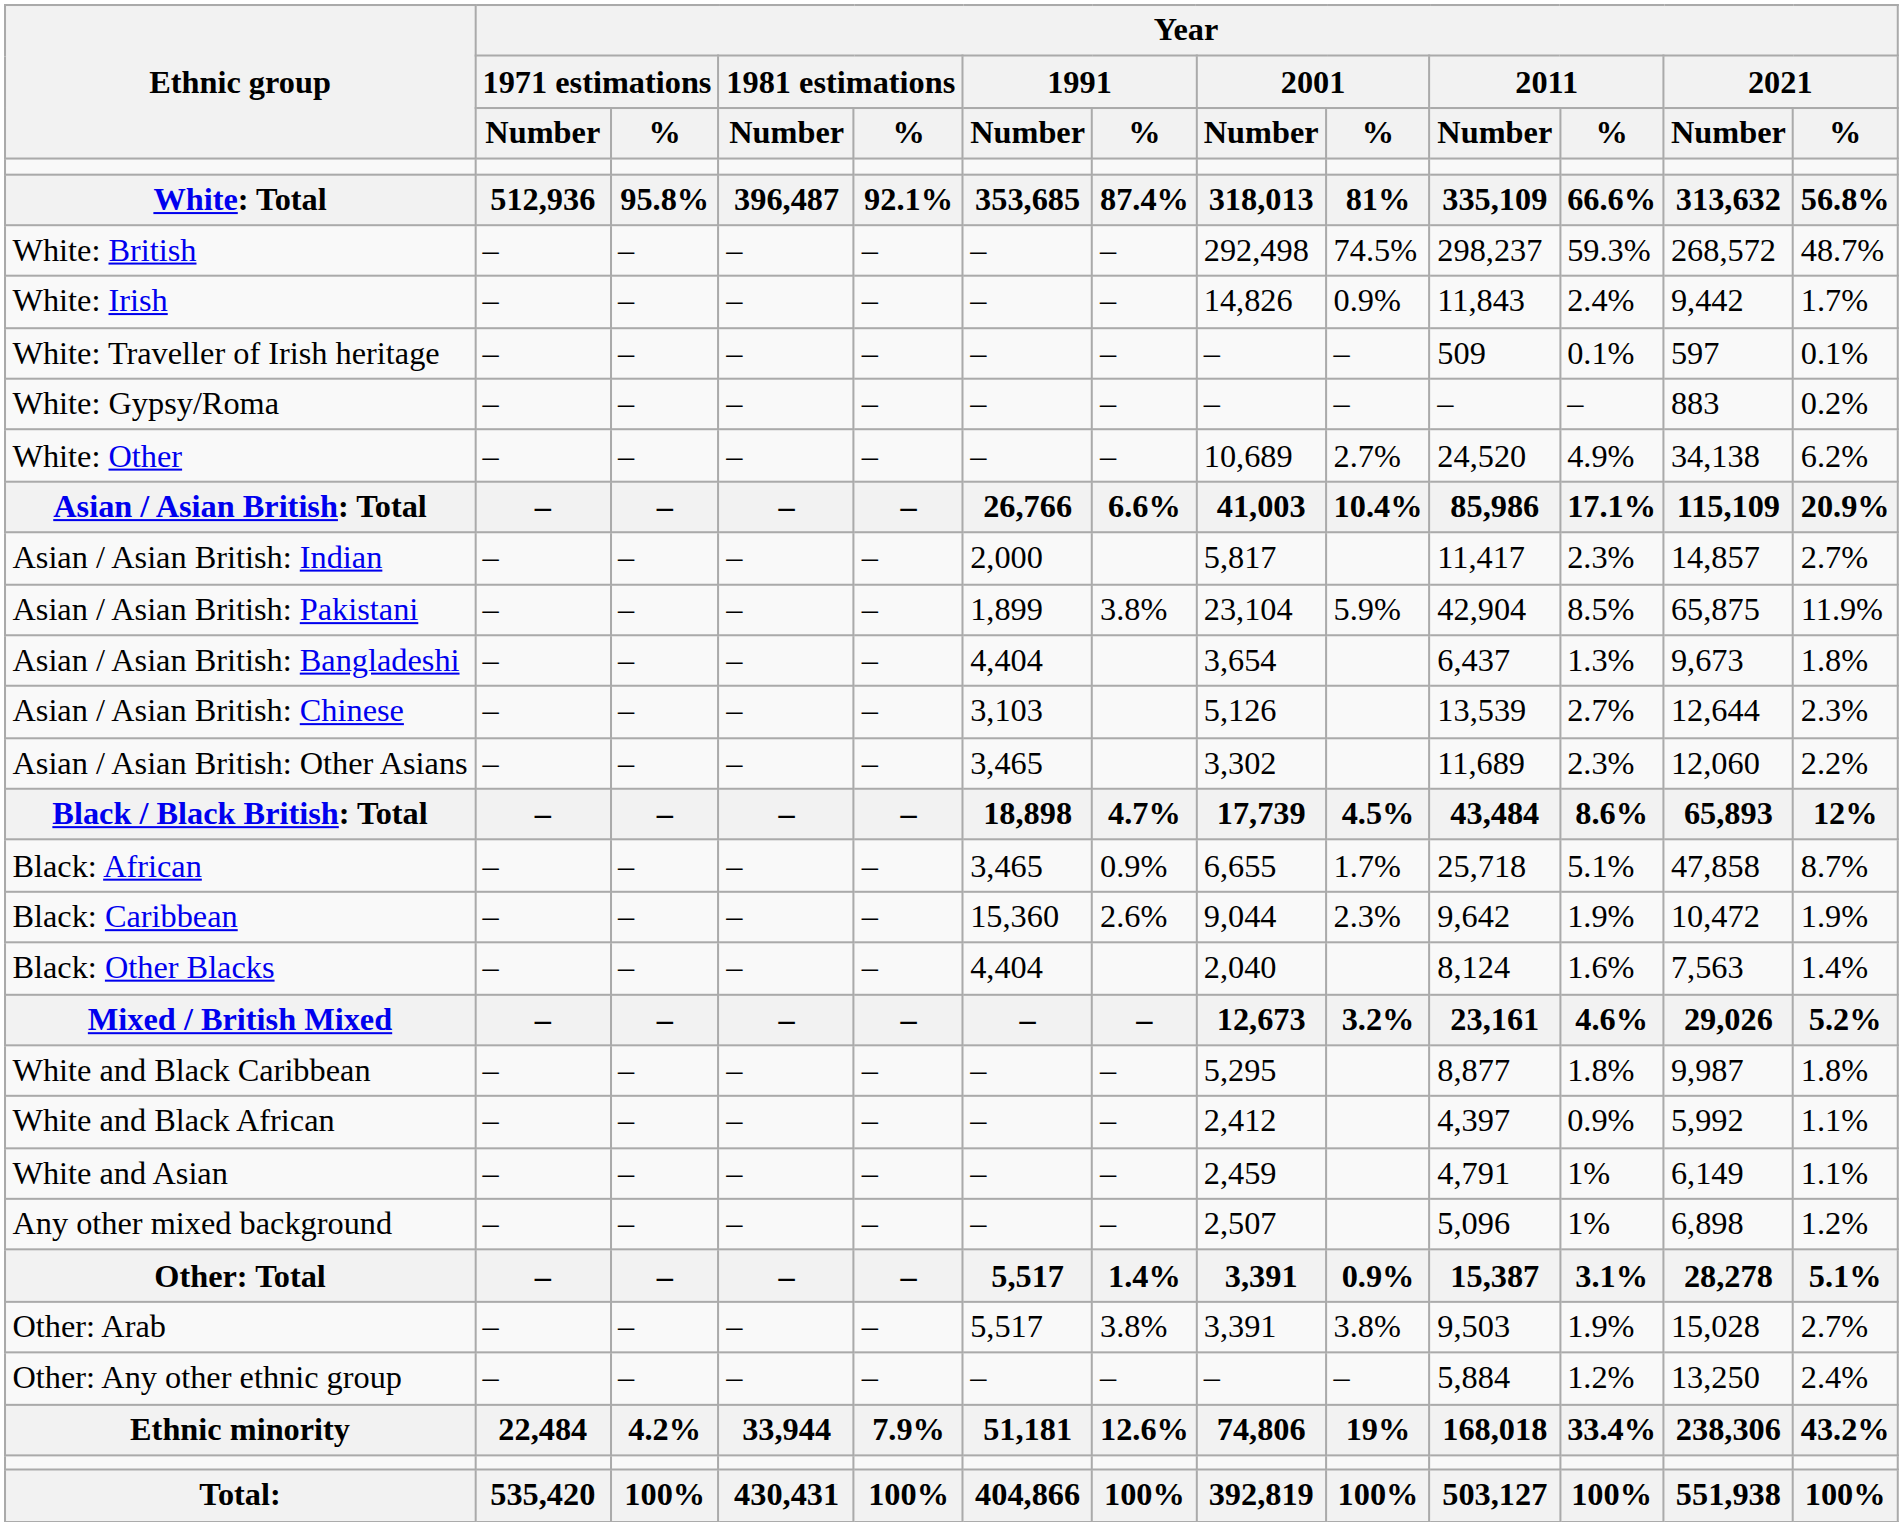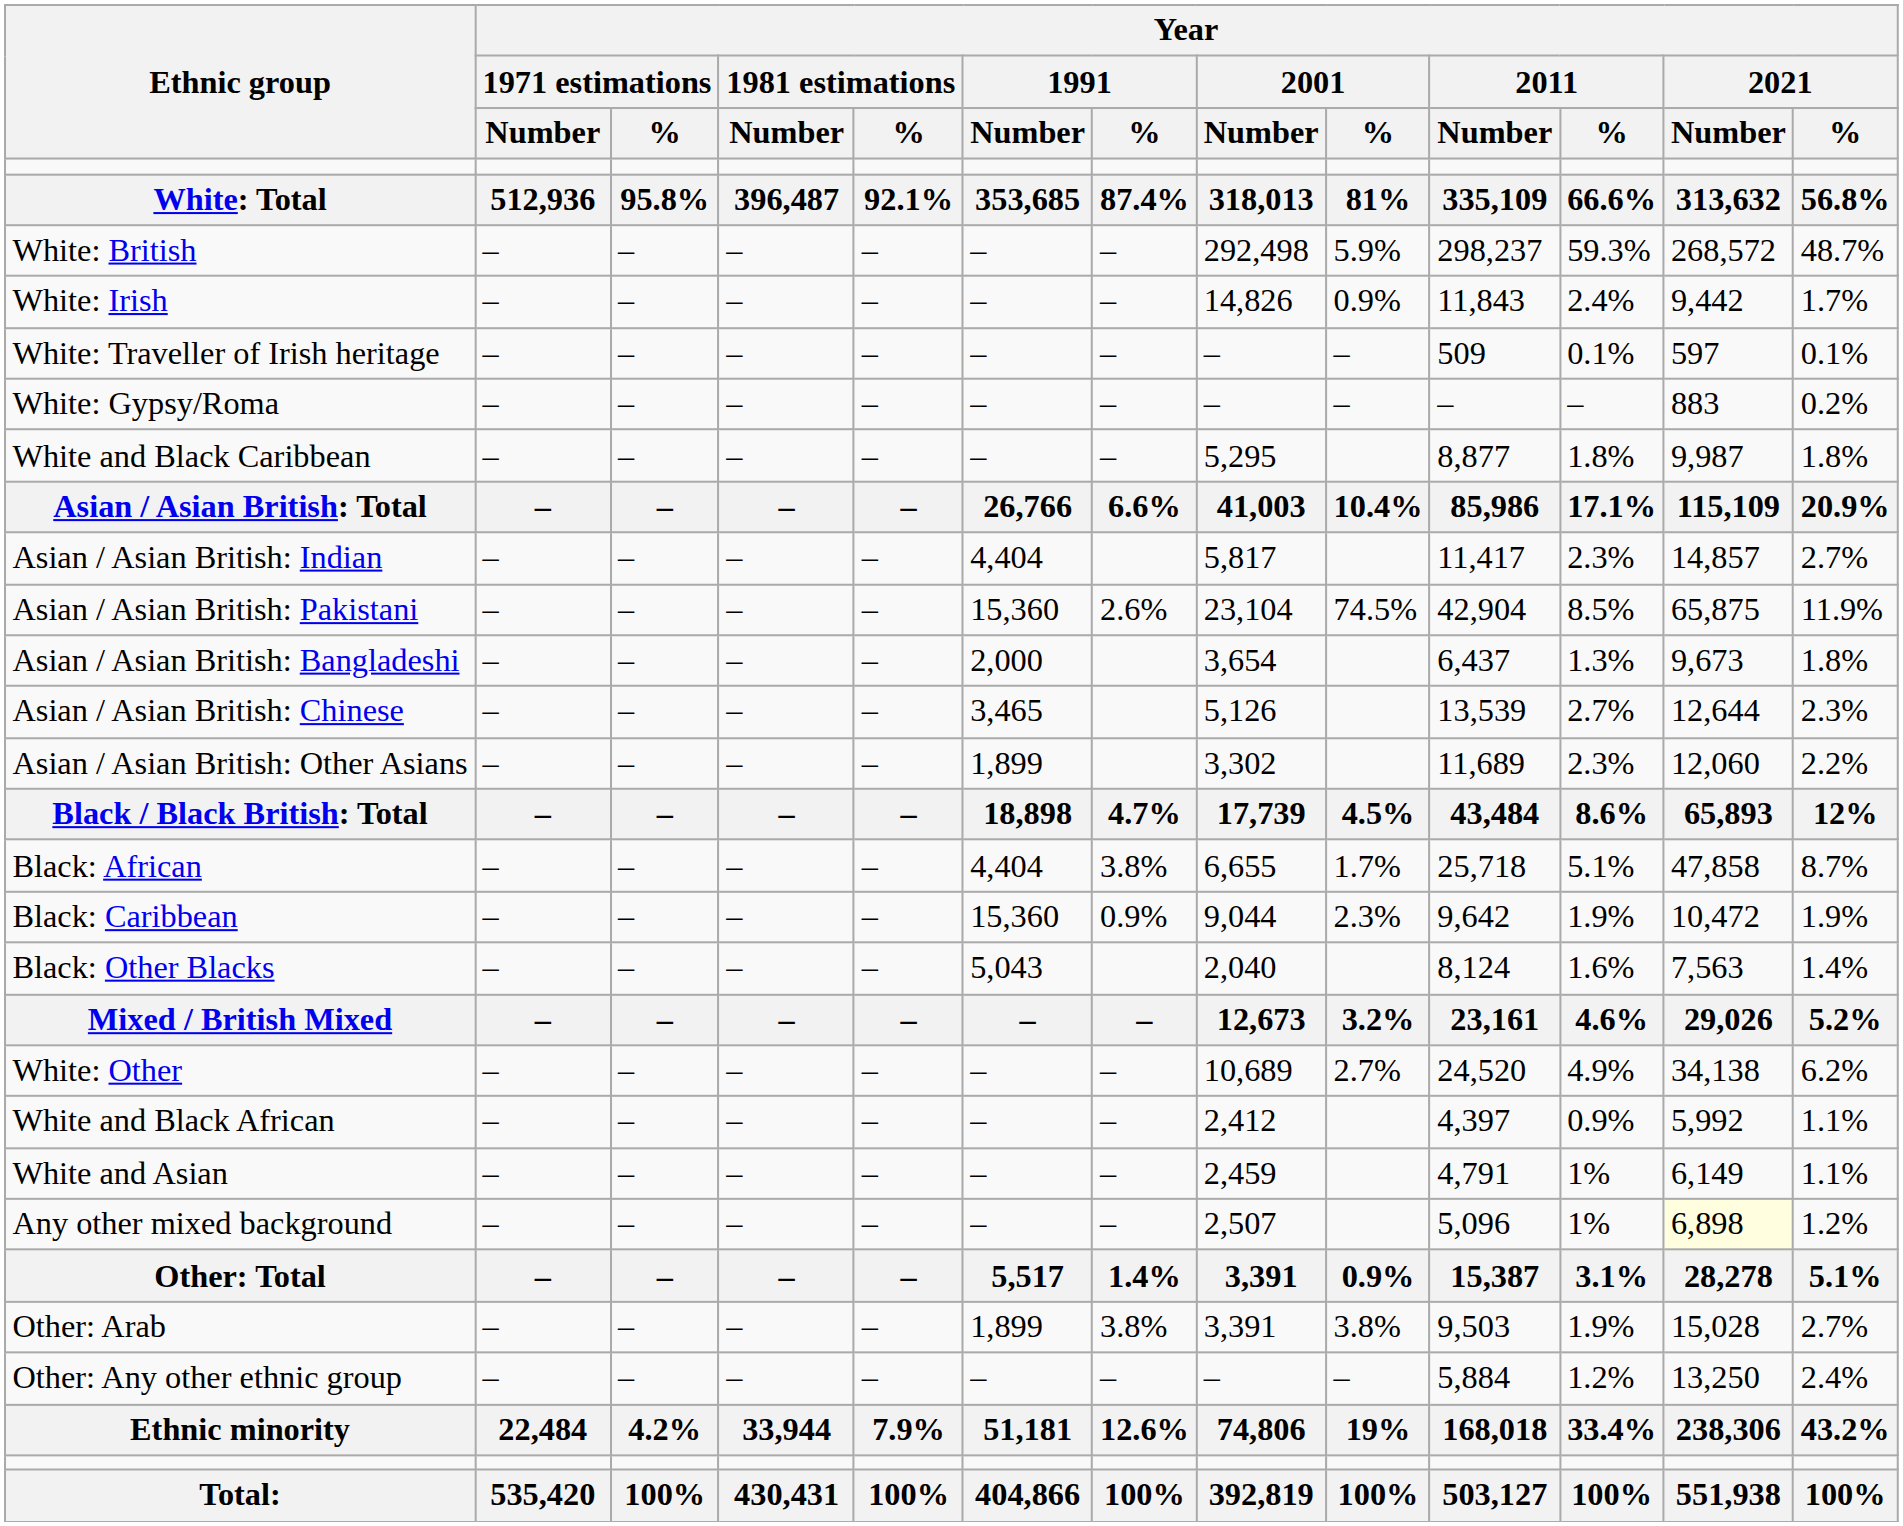(1375, 250) 74.5% -> (1367, 250) 5.9%
rows swapped: (97, 455) <-> (191, 1070)
(1007, 557) 2,000 -> (1007, 557) 4,404
(1007, 608) 1,899 -> (1015, 608) 15,360
(1134, 608) 3.8% -> (1134, 608) 2.6%
(1367, 608) 5.9% -> (1375, 608) 74.5%
(1007, 660) 4,404 -> (1007, 660) 2,000
(1007, 711) 3,103 -> (1007, 711) 3,465
(1007, 762) 3,465 -> (1007, 762) 1,899
(1007, 865) 3,465 -> (1007, 865) 4,404
(1134, 865) 0.9% -> (1134, 865) 3.8%
(1134, 916) 2.6% -> (1134, 916) 0.9%
(1007, 967) 4,404 -> (1007, 967) 5,043
(1707, 1223) no background -> (1707, 1223) lightyellow background
(1007, 1326) 5,517 -> (1007, 1326) 1,899
